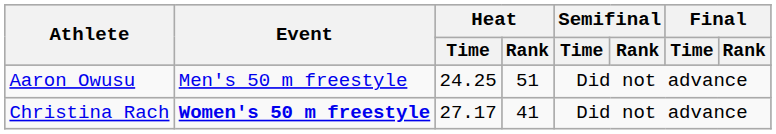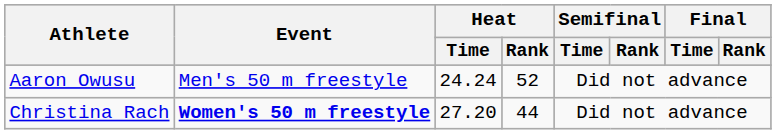(468, 81) 24.25 -> (468, 81) 24.24
(527, 81) 51 -> (527, 81) 52
(468, 113) 27.17 -> (468, 113) 27.20
(527, 113) 41 -> (527, 113) 44
